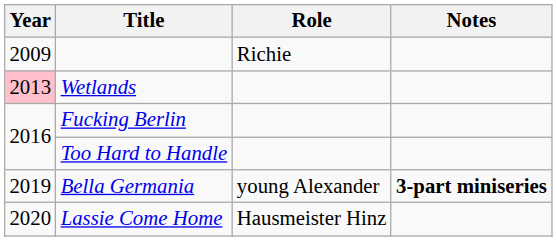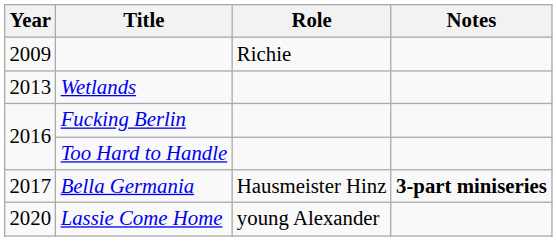(30, 86) pink background -> (30, 86) no background
(30, 185) 2019 -> (30, 185) 2017
(308, 185) young Alexander -> (312, 185) Hausmeister Hinz
(312, 218) Hausmeister Hinz -> (308, 218) young Alexander
